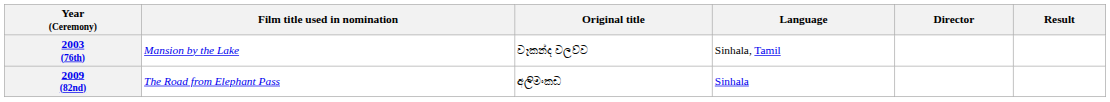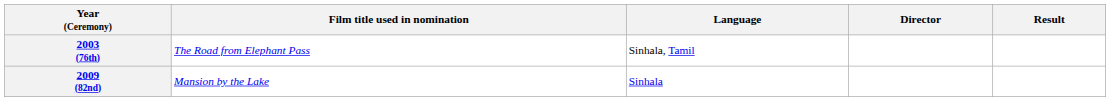- column: (613, 19)
(192, 50) Mansion by the Lake -> (242, 50) The Road from Elephant Pass
(212, 81) The Road from Elephant Pass -> (222, 81) Mansion by the Lake
